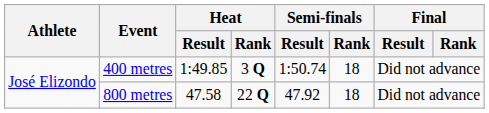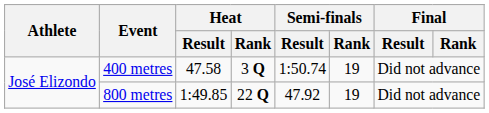(204, 69) 1:49.85 -> (204, 69) 47.58
(352, 69) 18 -> (352, 69) 19
(204, 95) 47.58 -> (204, 95) 1:49.85
(352, 95) 18 -> (352, 95) 19
